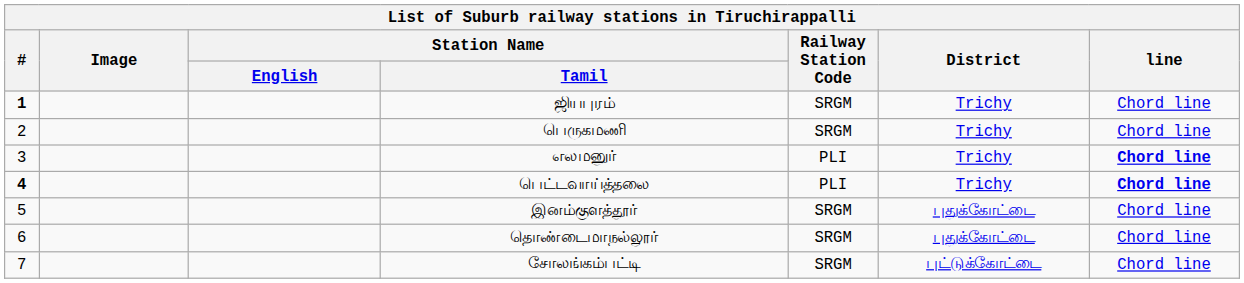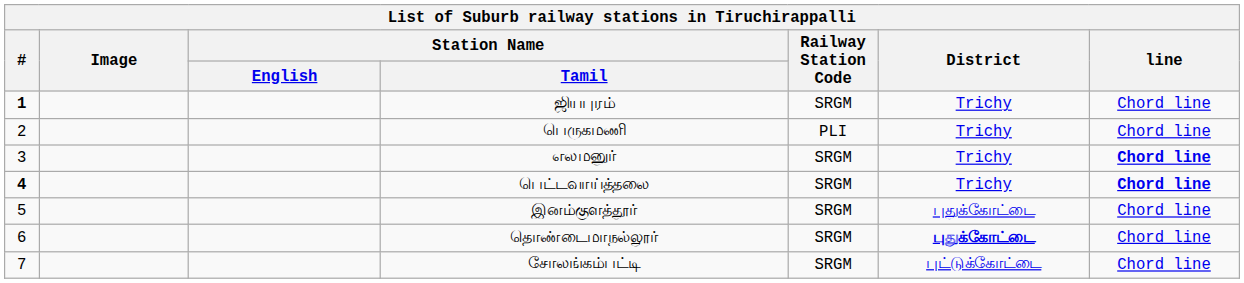(833, 131) SRGM -> (833, 131) PLI
(833, 158) PLI -> (833, 158) SRGM
(833, 185) PLI -> (833, 185) SRGM
(984, 237) normal -> (984, 237) bold
